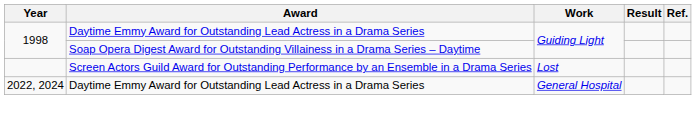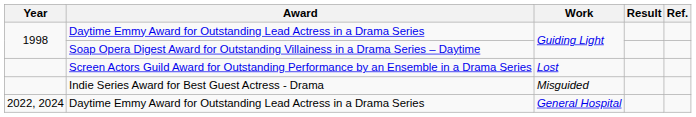+ row: (196, 85)
